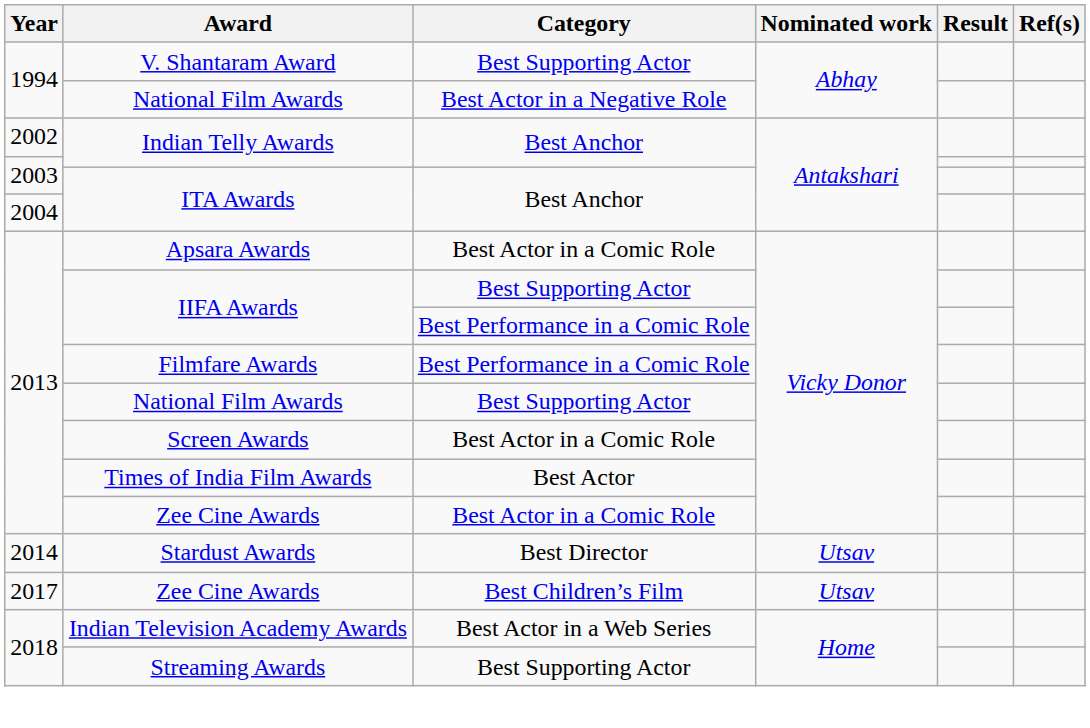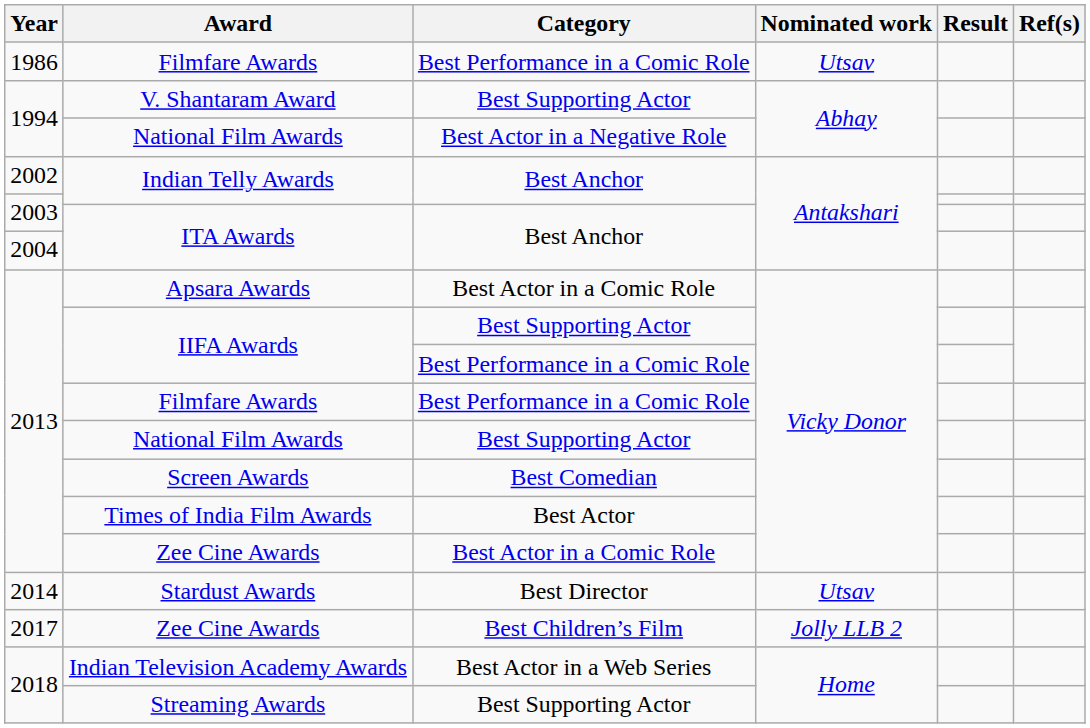+ row: (34, 61)
(584, 439) Best Actor in a Comic Role -> (584, 477) Best Comedian
(846, 590) Utsav -> (846, 628) Jolly LLB 2
